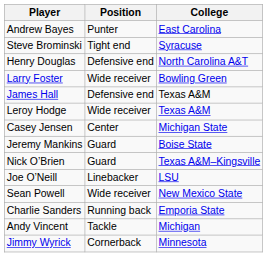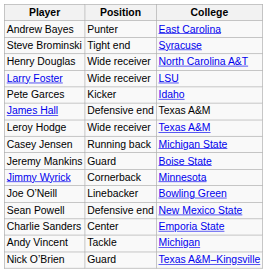(120, 62) Defensive end -> (119, 62) Wide receiver
(193, 78) Bowling Green -> (169, 78) LSU
+ row: (36, 95)
(103, 128) Center -> (119, 144) Running back
rows swapped: (36, 161) <-> (39, 243)
(169, 177) LSU -> (193, 194) Bowling Green
(119, 194) Wide receiver -> (120, 210) Defensive end
(119, 210) Running back -> (103, 227) Center
